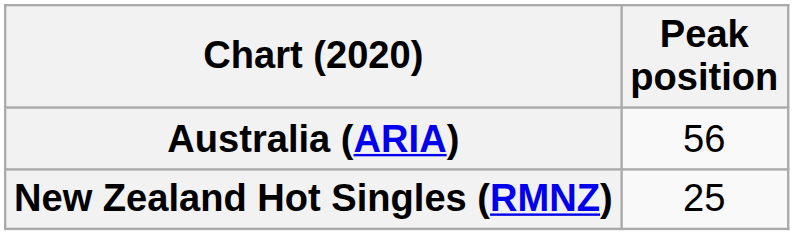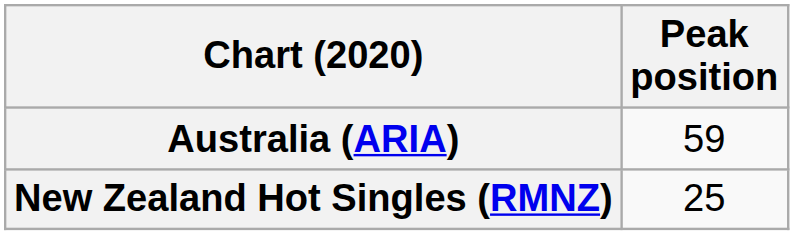(704, 137) 56 -> (704, 137) 59
